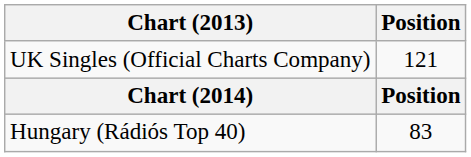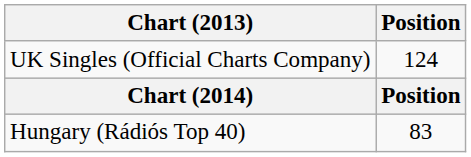(421, 59) 121 -> (421, 59) 124
